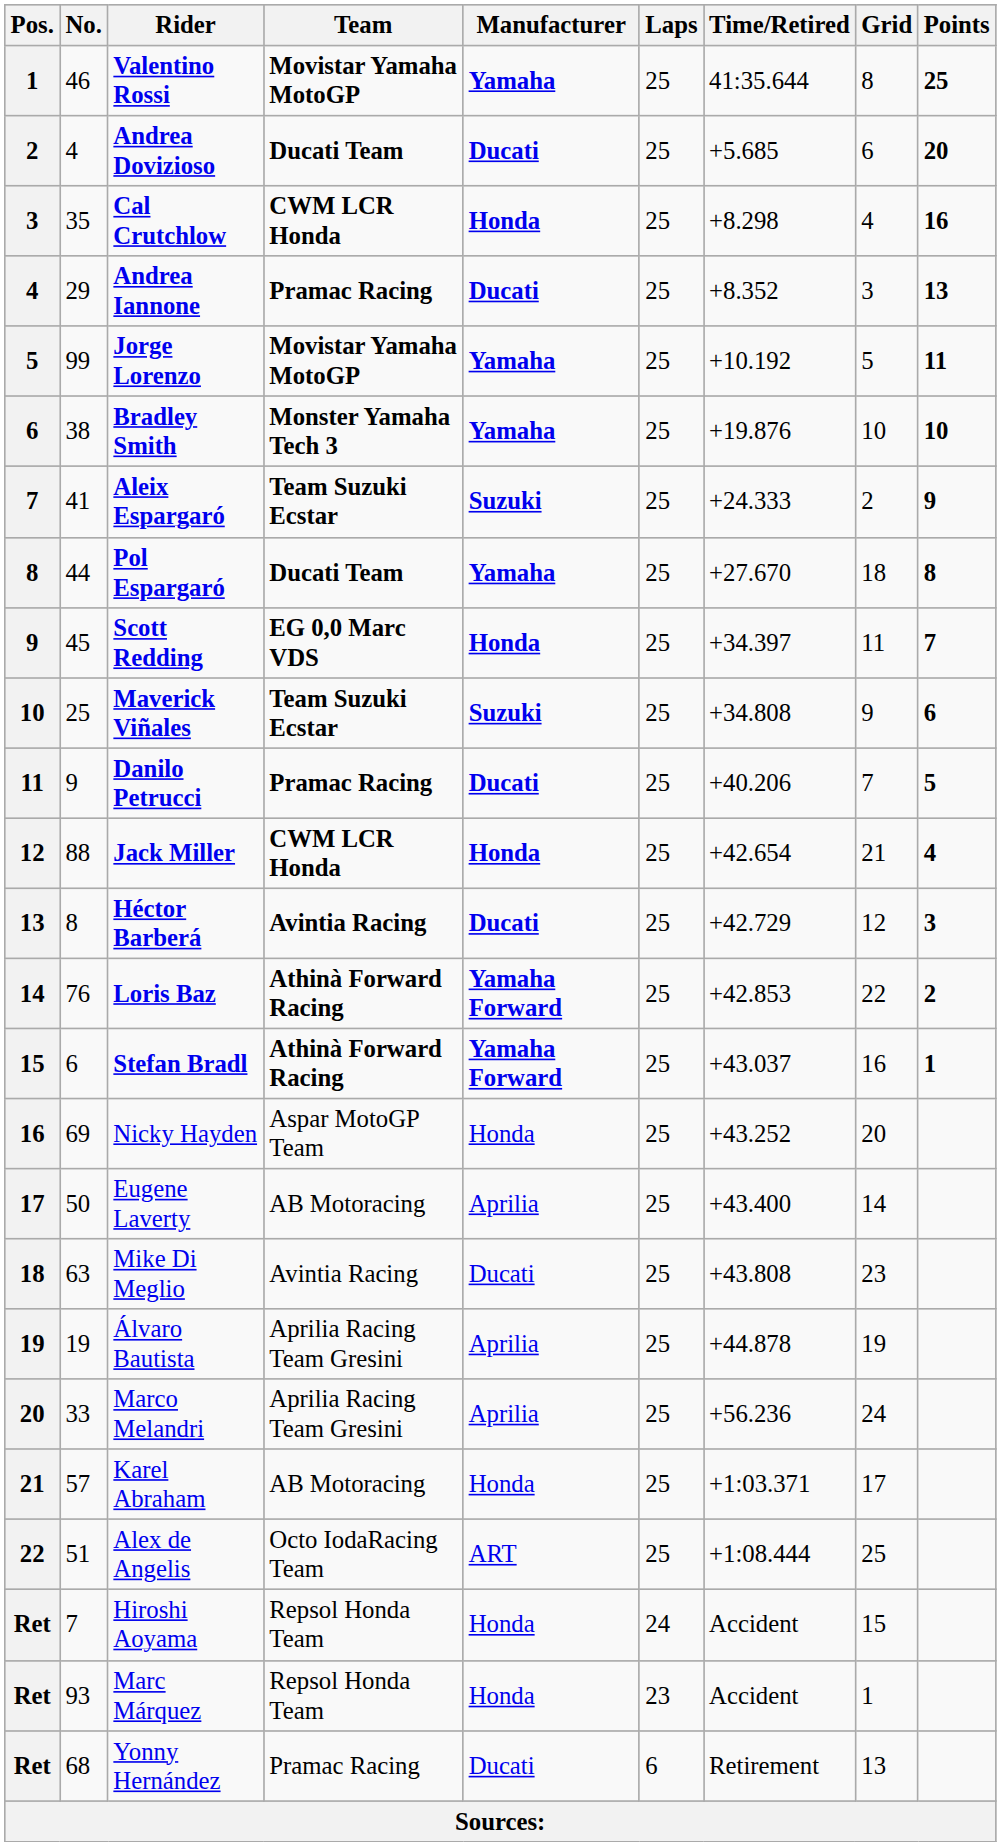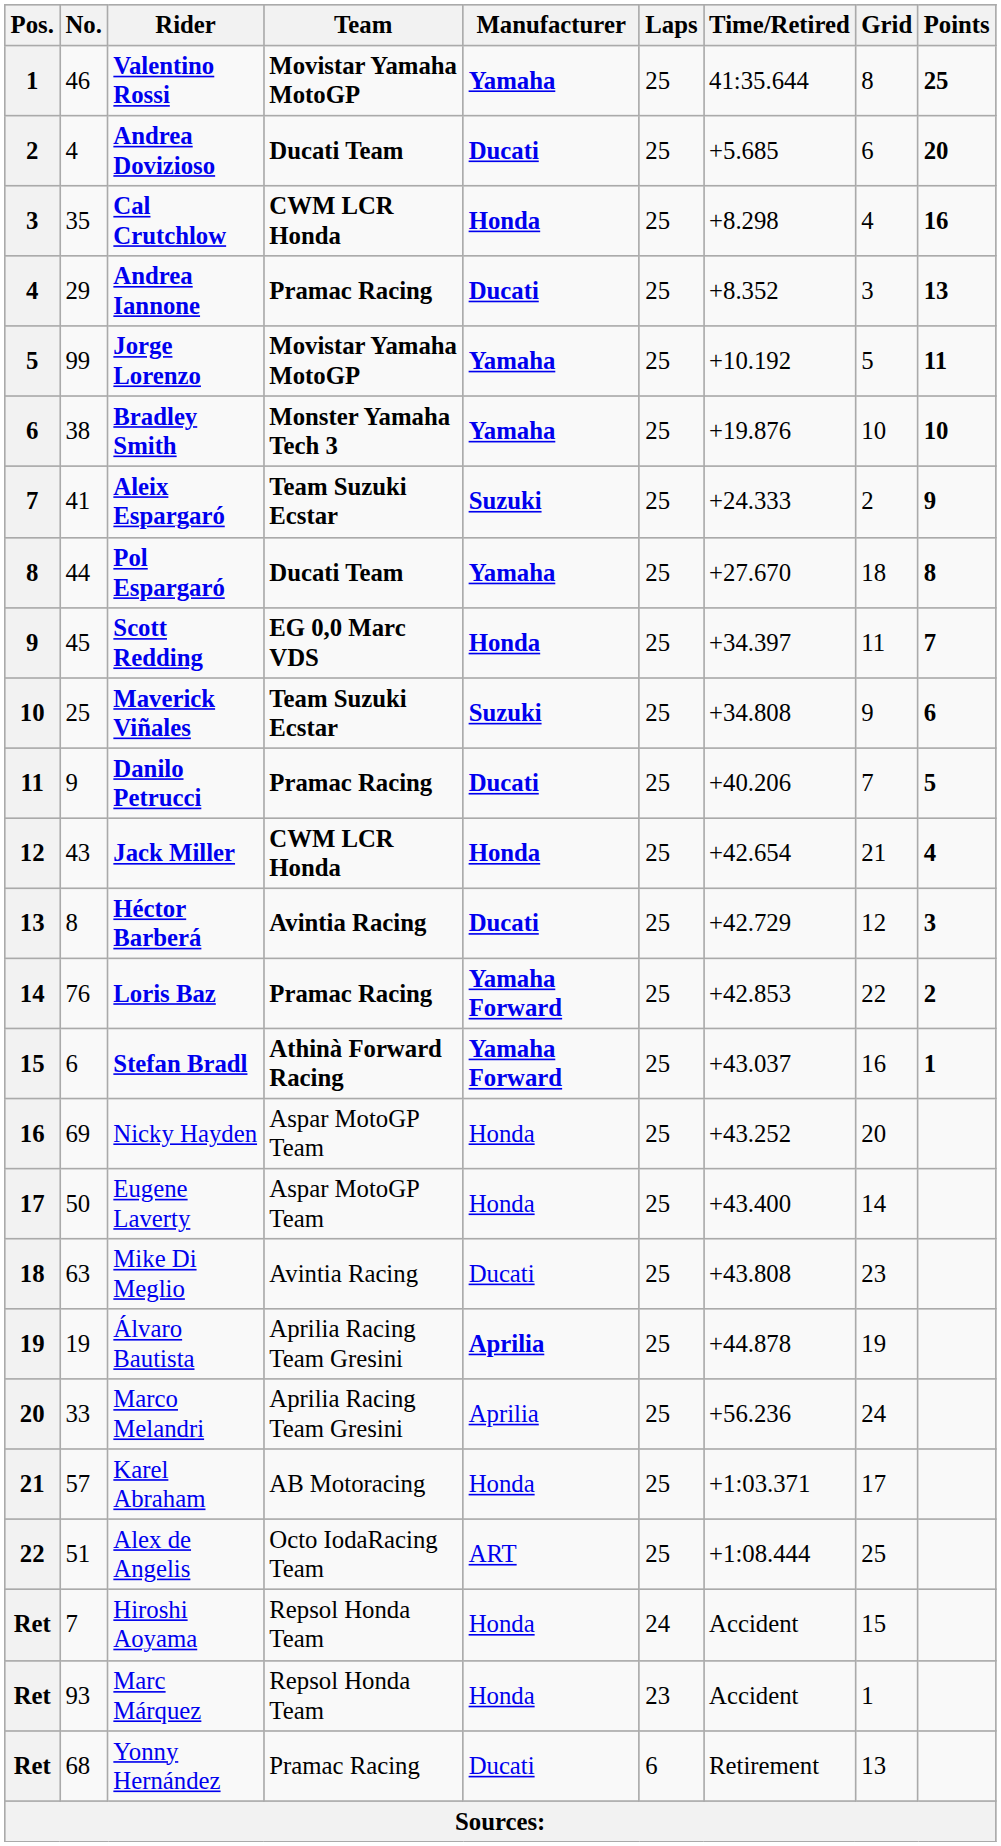(78, 852) 88 -> (78, 852) 43
(356, 993) Athinà Forward Racing -> (351, 993) Pramac Racing
(347, 1203) AB Motoracing -> (345, 1203) Aspar MotoGP Team
(504, 1203) Aprilia -> (502, 1203) Honda
(504, 1344) normal -> (506, 1344) bold
